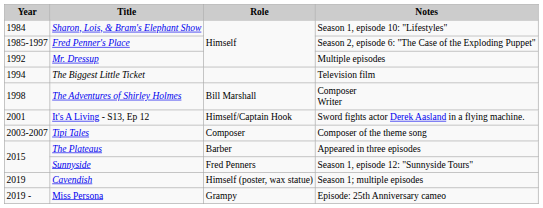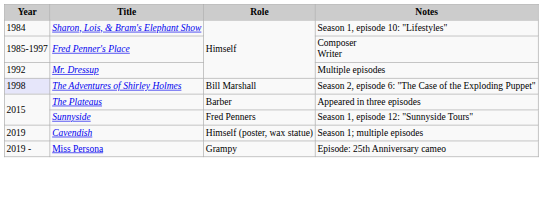(427, 44) Season 2, episode 6: "The Case of the Exploding Puppet" -> (337, 49) Composer Writer
- row: (98, 75)
(16, 96) no background -> (16, 86) lavender background
(337, 96) Composer Writer -> (427, 86) Season 2, episode 6: "The Case of the Exploding Puppet"
- row: (101, 117)
- row: (71, 133)
